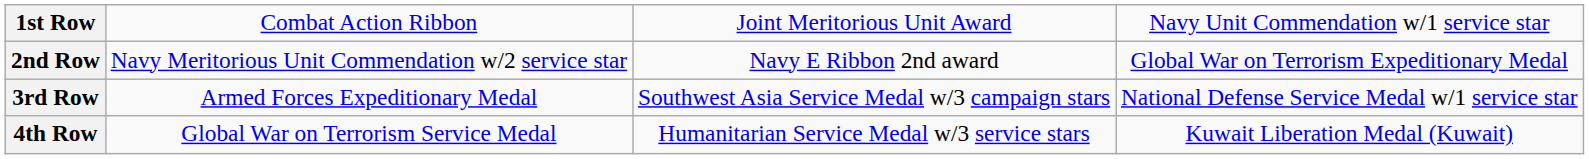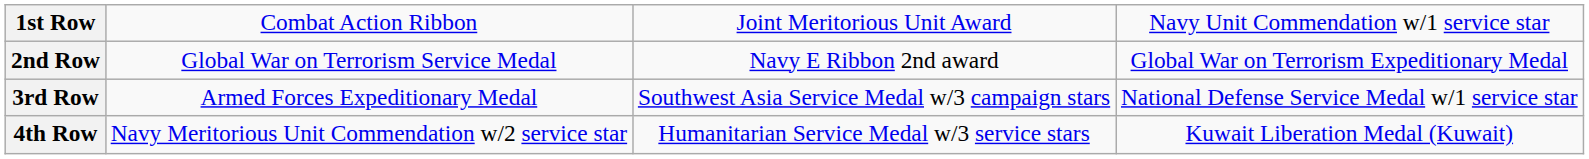(369, 60) Navy Meritorious Unit Commendation w/2 service star -> (369, 60) Global War on Terrorism Service Medal
(369, 134) Global War on Terrorism Service Medal -> (369, 134) Navy Meritorious Unit Commendation w/2 service star
